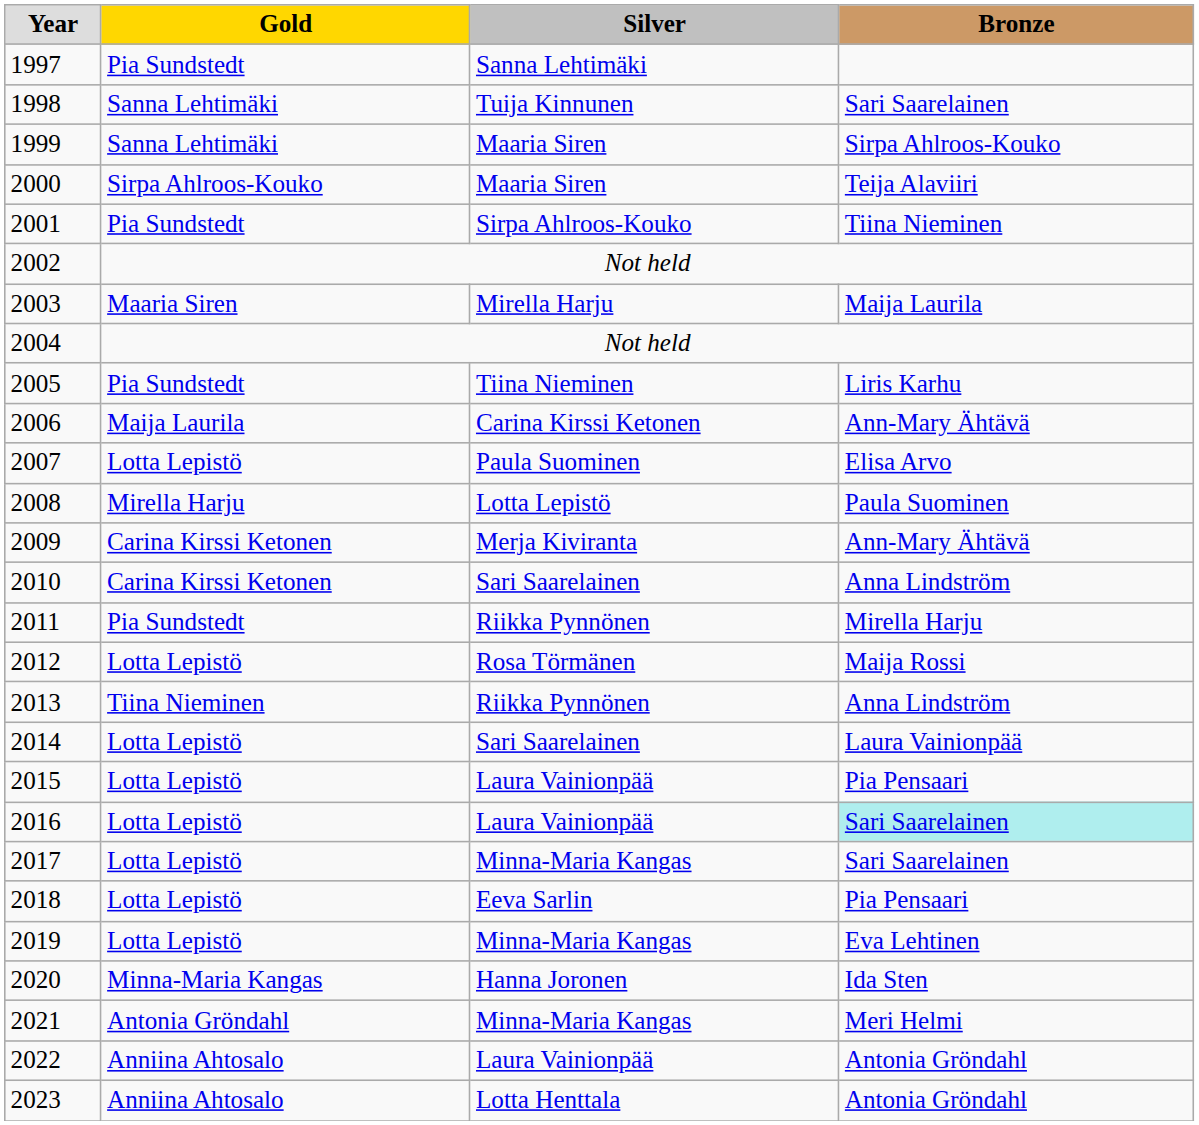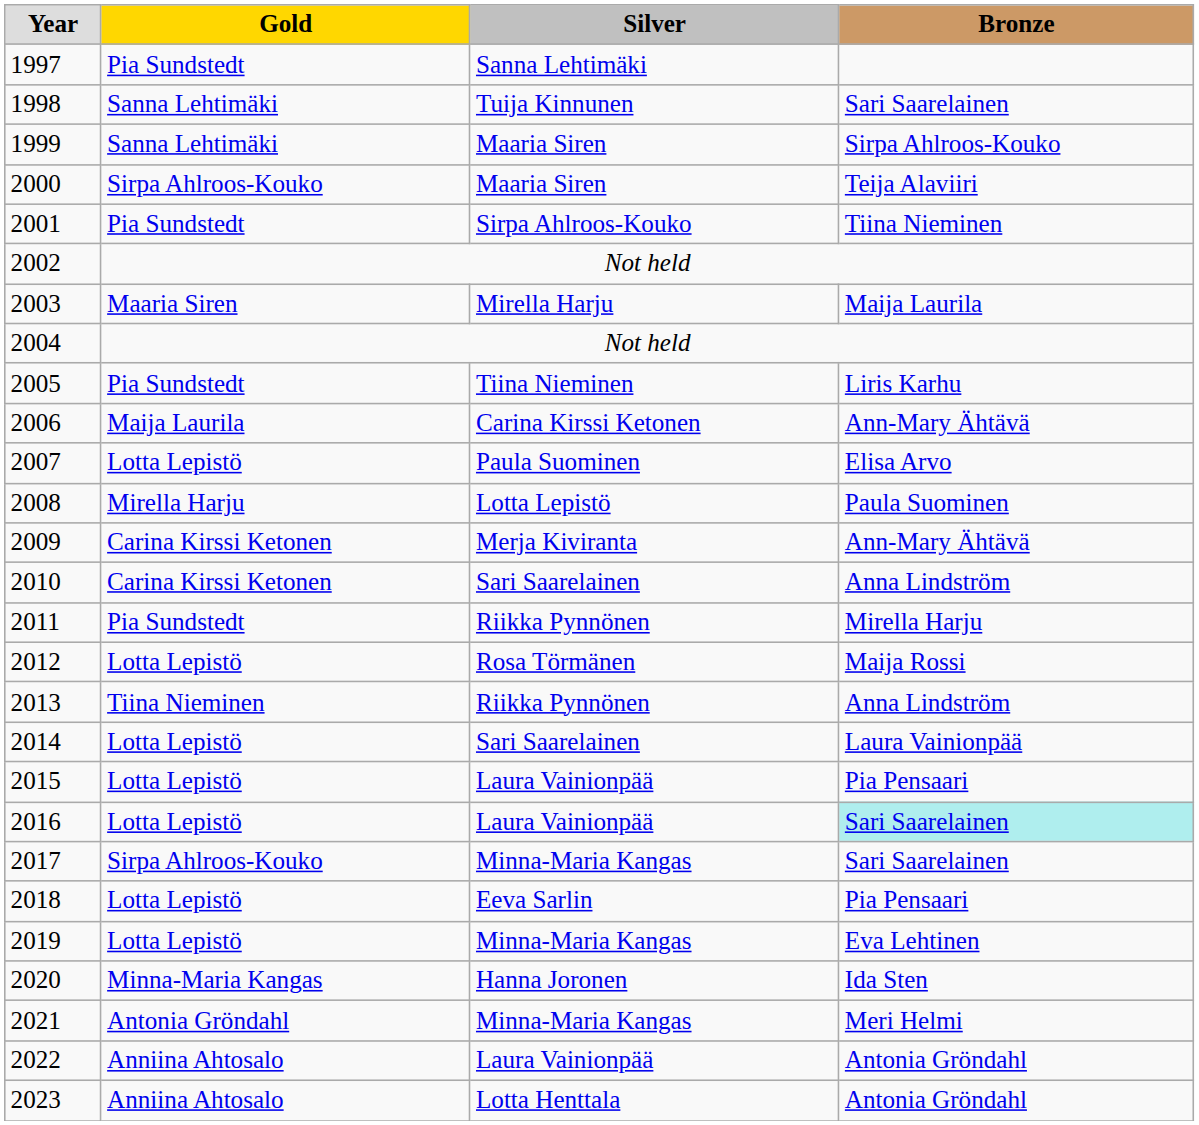(174, 861) Lotta Lepistö -> (215, 861) Sirpa Ahlroos-Kouko
